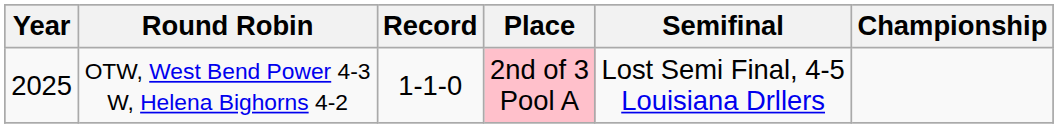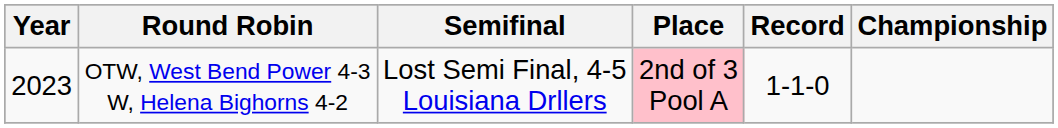columns swapped: (430, 26) <-> (723, 26)
(42, 84) 2025 -> (42, 84) 2023
